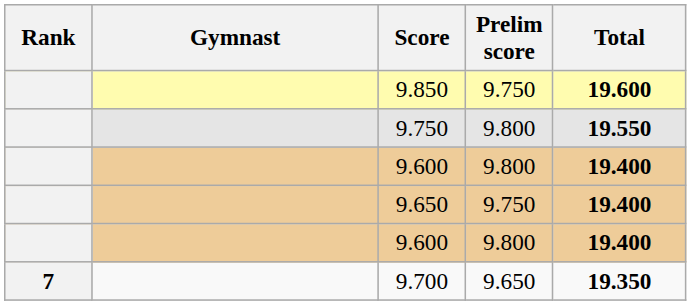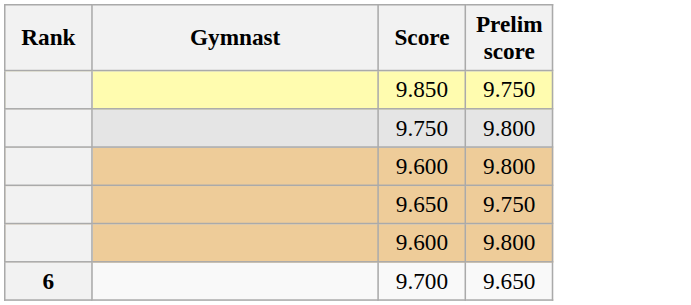- column: (619, 37)
(48, 281) 7 -> (48, 281) 6
